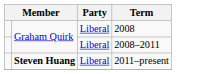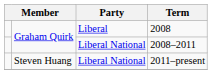(95, 45) Liberal -> (112, 45) Liberal National
(45, 61) bold -> (43, 61) normal
(95, 61) Liberal -> (112, 61) Liberal National
